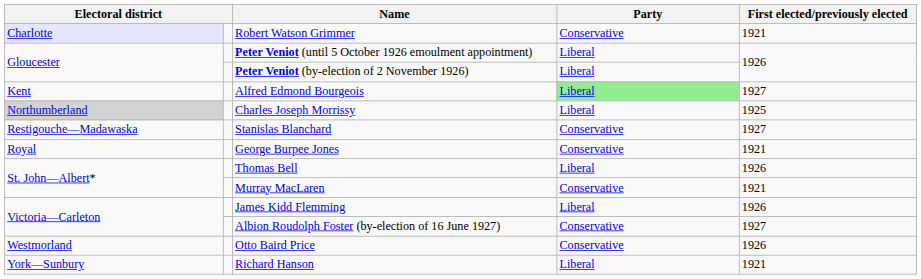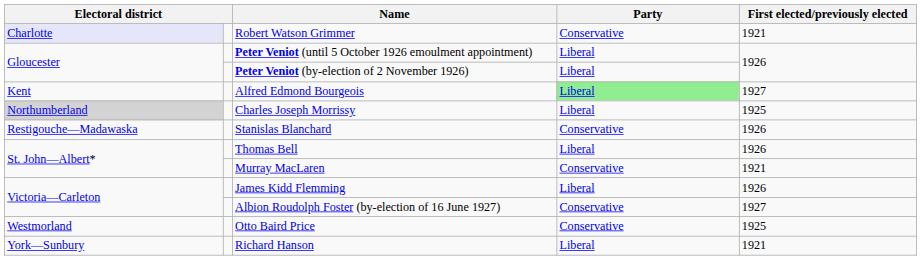(754, 129) 1927 -> (754, 129) 1926
- row: (287, 149)
(754, 245) 1926 -> (754, 226) 1925
